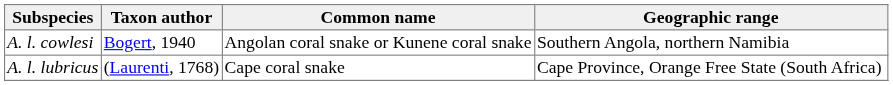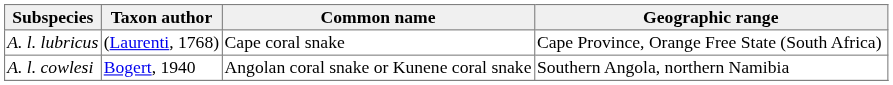rows swapped: (53, 67) <-> (50, 42)
